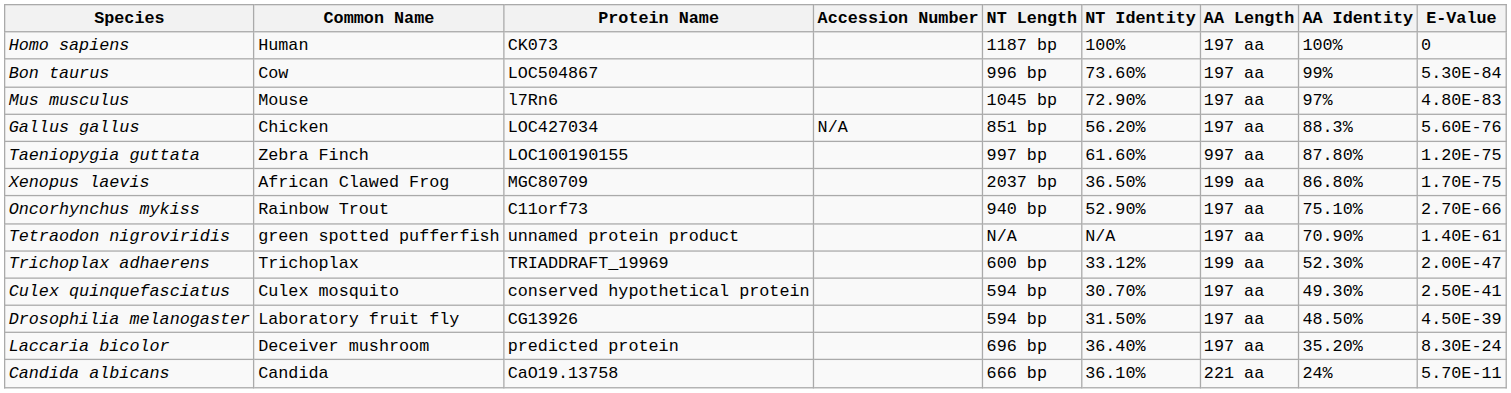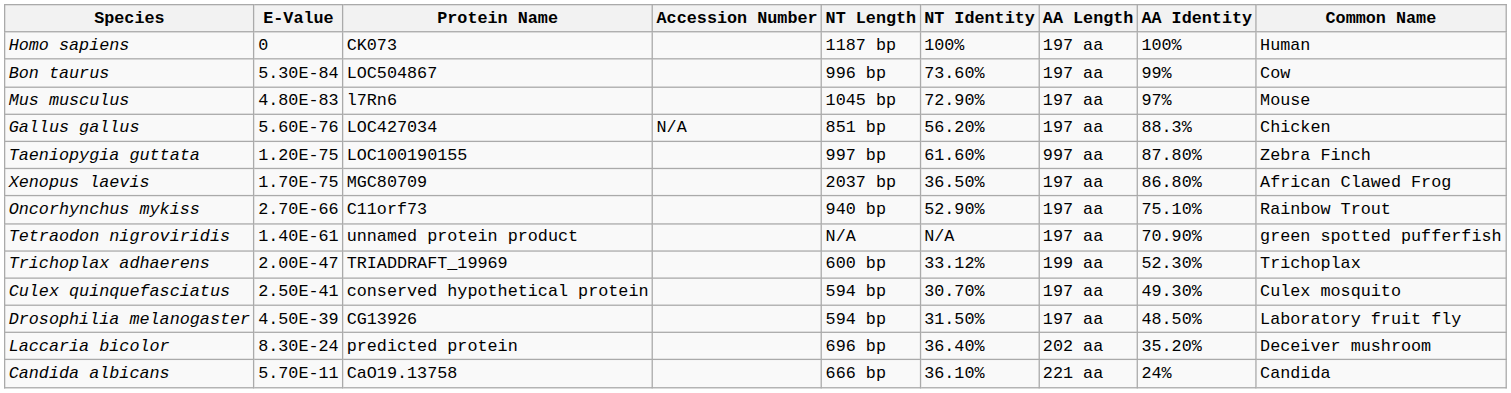columns swapped: (379, 18) <-> (1461, 18)
(1234, 182) 199 aa -> (1073, 182) 197 aa
(1234, 346) 197 aa -> (1073, 346) 202 aa
